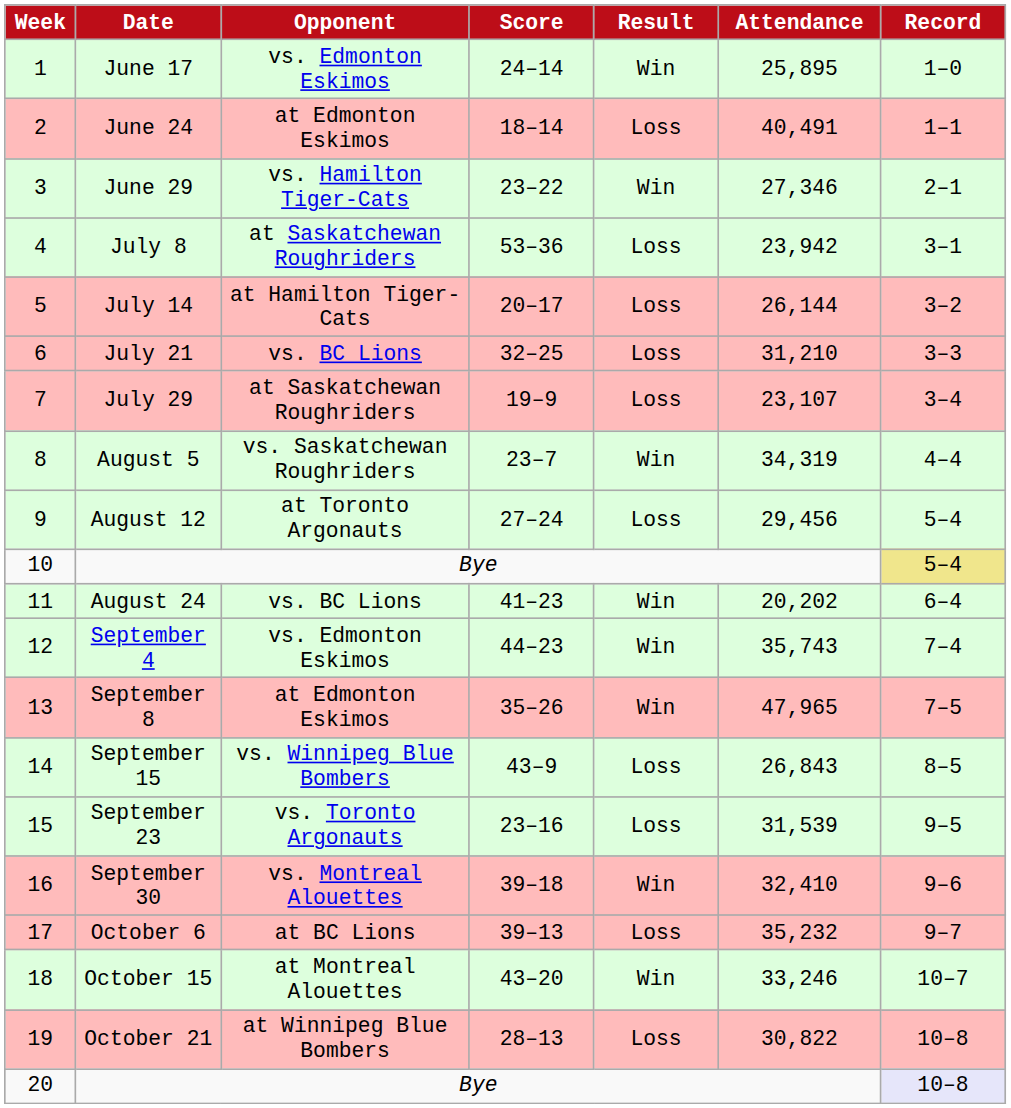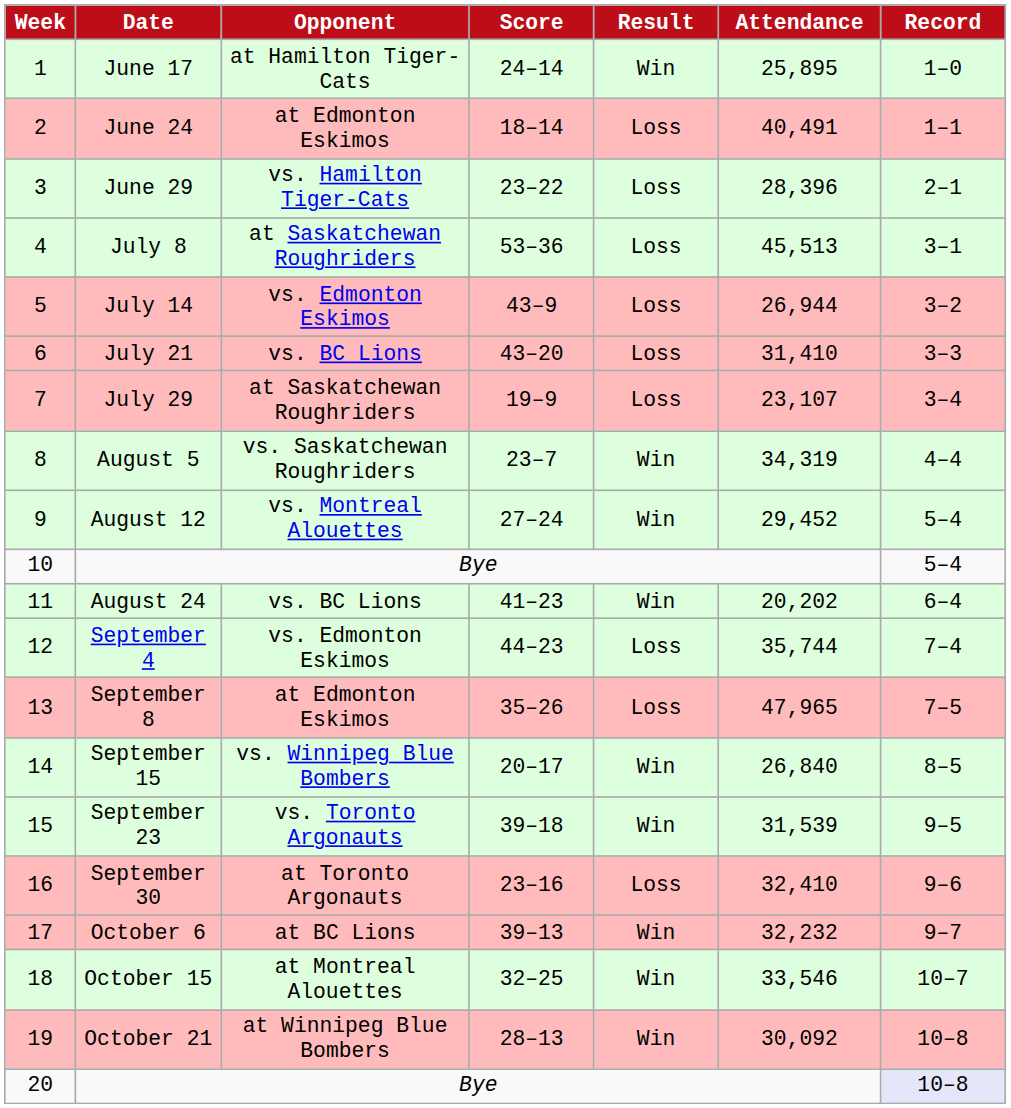(345, 69) vs. Edmonton Eskimos -> (345, 69) at Hamilton Tiger-Cats
(656, 188) Win -> (656, 188) Loss
(799, 188) 27,346 -> (799, 188) 28,396
(799, 247) 23,942 -> (799, 247) 45,513
(345, 307) at Hamilton Tiger-Cats -> (345, 307) vs. Edmonton Eskimos
(532, 307) 20–17 -> (532, 307) 43–9
(799, 307) 26,144 -> (799, 307) 26,944
(532, 354) 32–25 -> (532, 354) 43–20
(799, 354) 31,210 -> (799, 354) 31,410
(345, 519) at Toronto Argonauts -> (345, 519) vs. Montreal Alouettes
(656, 519) Loss -> (656, 519) Win
(799, 519) 29,456 -> (799, 519) 29,452
(943, 566) khaki background -> (943, 566) no background
(656, 648) Win -> (656, 648) Loss
(799, 648) 35,743 -> (799, 648) 35,744
(656, 708) Win -> (656, 708) Loss
(532, 767) 43–9 -> (532, 767) 20–17
(656, 767) Loss -> (656, 767) Win
(799, 767) 26,843 -> (799, 767) 26,840
(532, 826) 23–16 -> (532, 826) 39–18
(656, 826) Loss -> (656, 826) Win
(345, 886) vs. Montreal Alouettes -> (345, 886) at Toronto Argonauts
(532, 886) 39–18 -> (532, 886) 23–16
(656, 886) Win -> (656, 886) Loss
(656, 933) Loss -> (656, 933) Win
(799, 933) 35,232 -> (799, 933) 32,232
(532, 980) 43–20 -> (532, 980) 32–25
(799, 980) 33,246 -> (799, 980) 33,546
(656, 1039) Loss -> (656, 1039) Win
(799, 1039) 30,822 -> (799, 1039) 30,092
